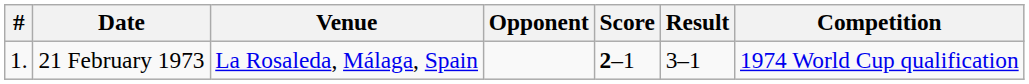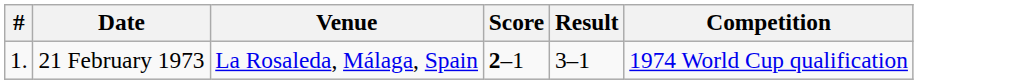- column: (539, 23)
